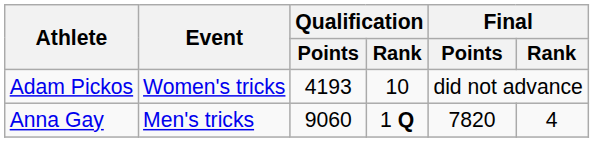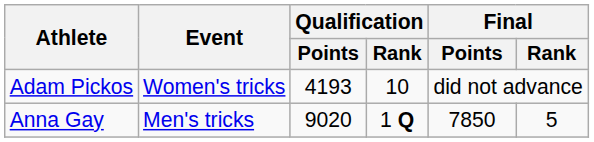(328, 120) 9060 -> (328, 120) 9020
(472, 120) 7820 -> (472, 120) 7850
(552, 120) 4 -> (552, 120) 5
